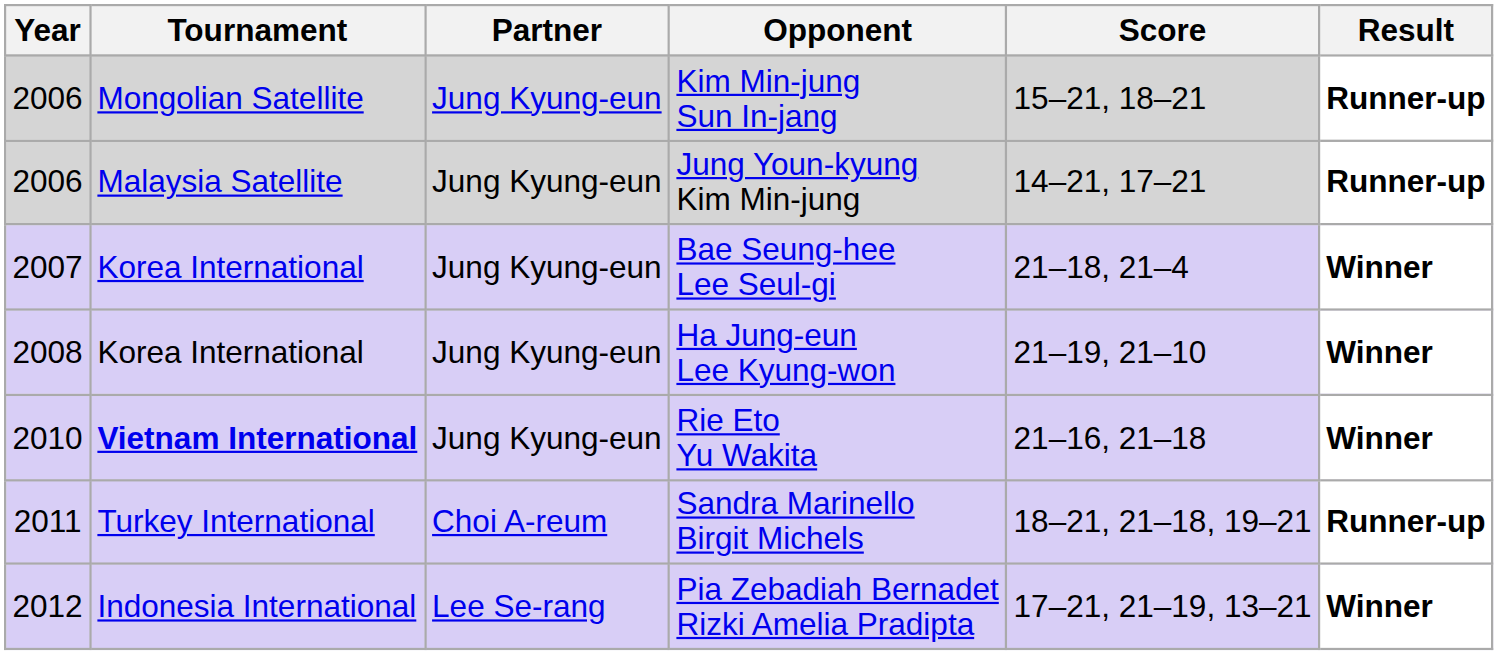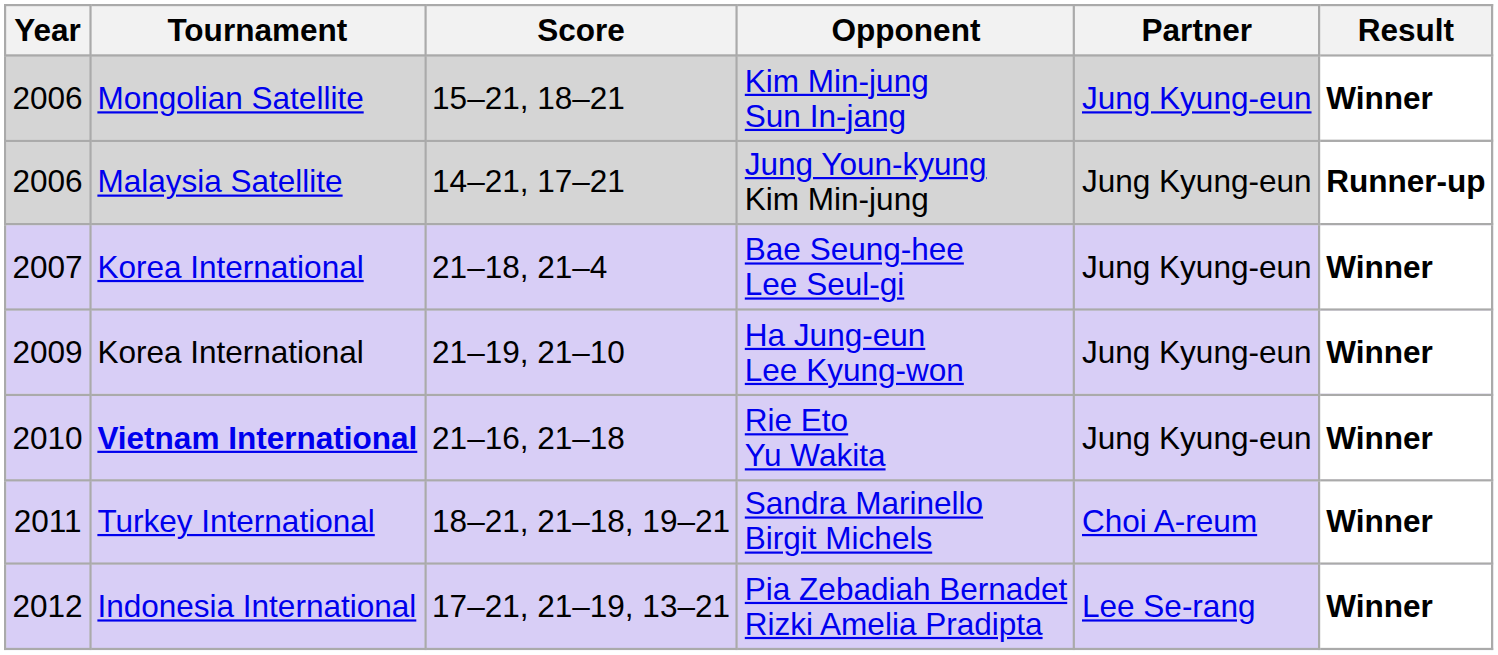columns swapped: (547, 30) <-> (1163, 30)
(1406, 98) Runner-up -> (1380, 98) Winner
(48, 352) 2008 -> (48, 352) 2009
(1406, 522) Runner-up -> (1380, 522) Winner
